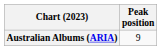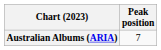(138, 38) 9 -> (138, 38) 7
